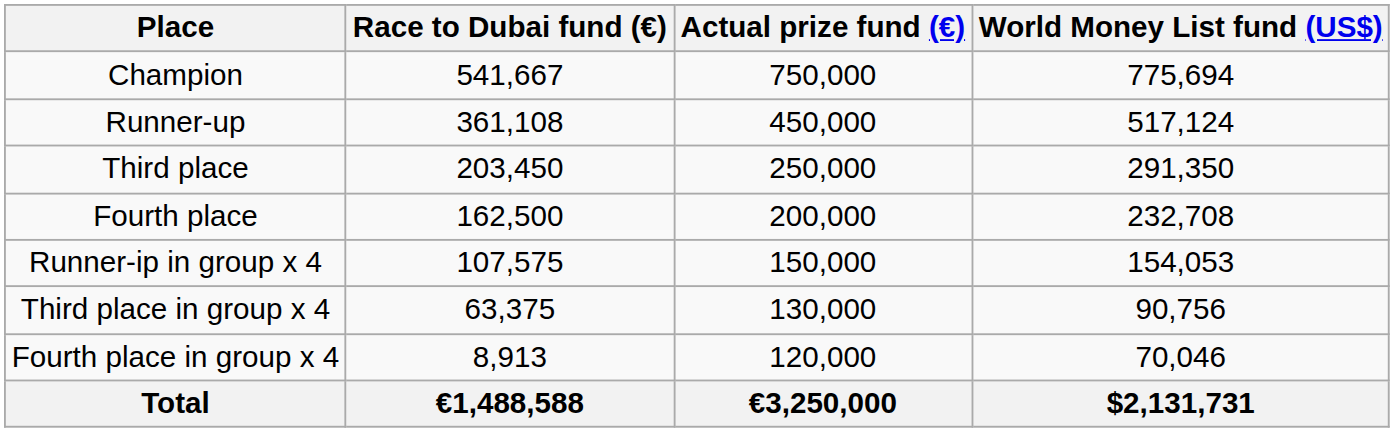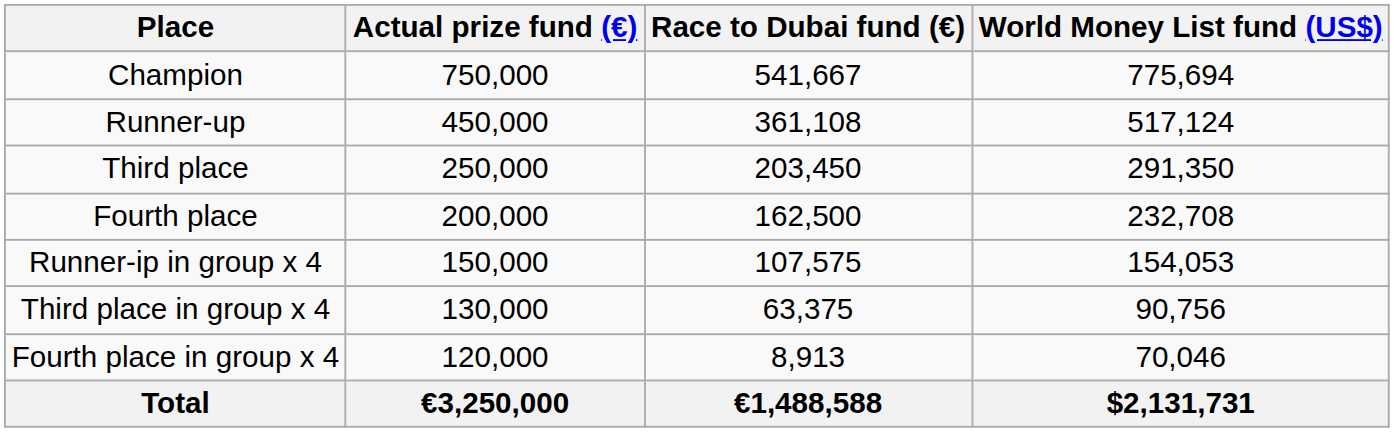columns swapped: (823, 27) <-> (510, 27)
